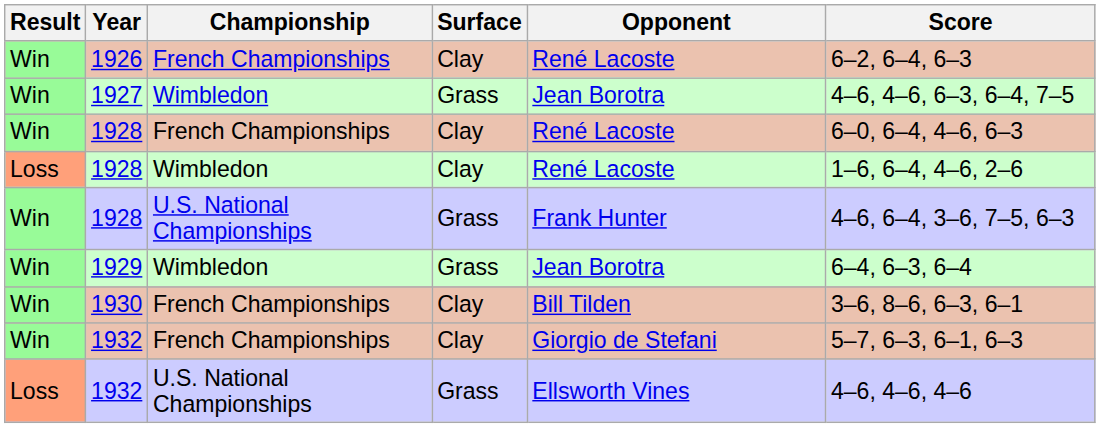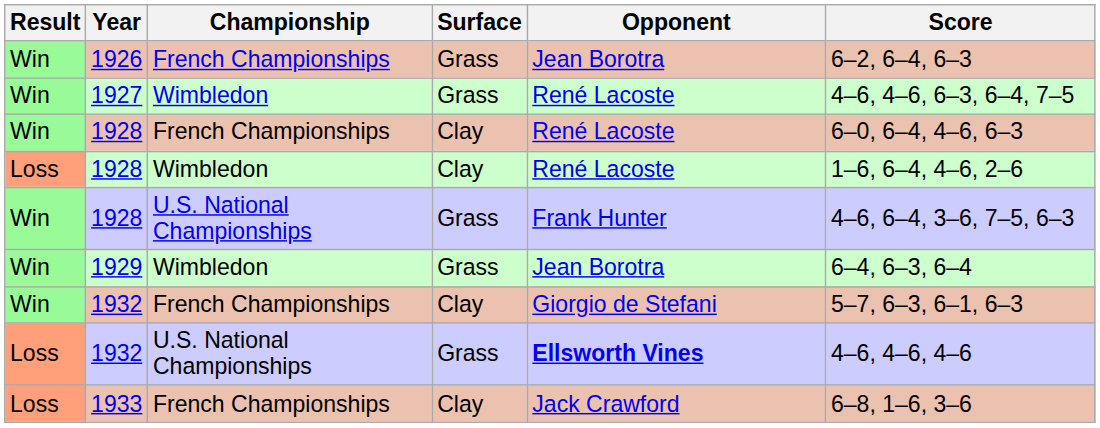(460, 59) Clay -> (468, 59) Grass
(603, 59) René Lacoste -> (598, 59) Jean Borotra
(598, 95) Jean Borotra -> (603, 95) René Lacoste
- row: (117, 304)
(611, 390) normal -> (618, 353) bold
+ row: (117, 403)
